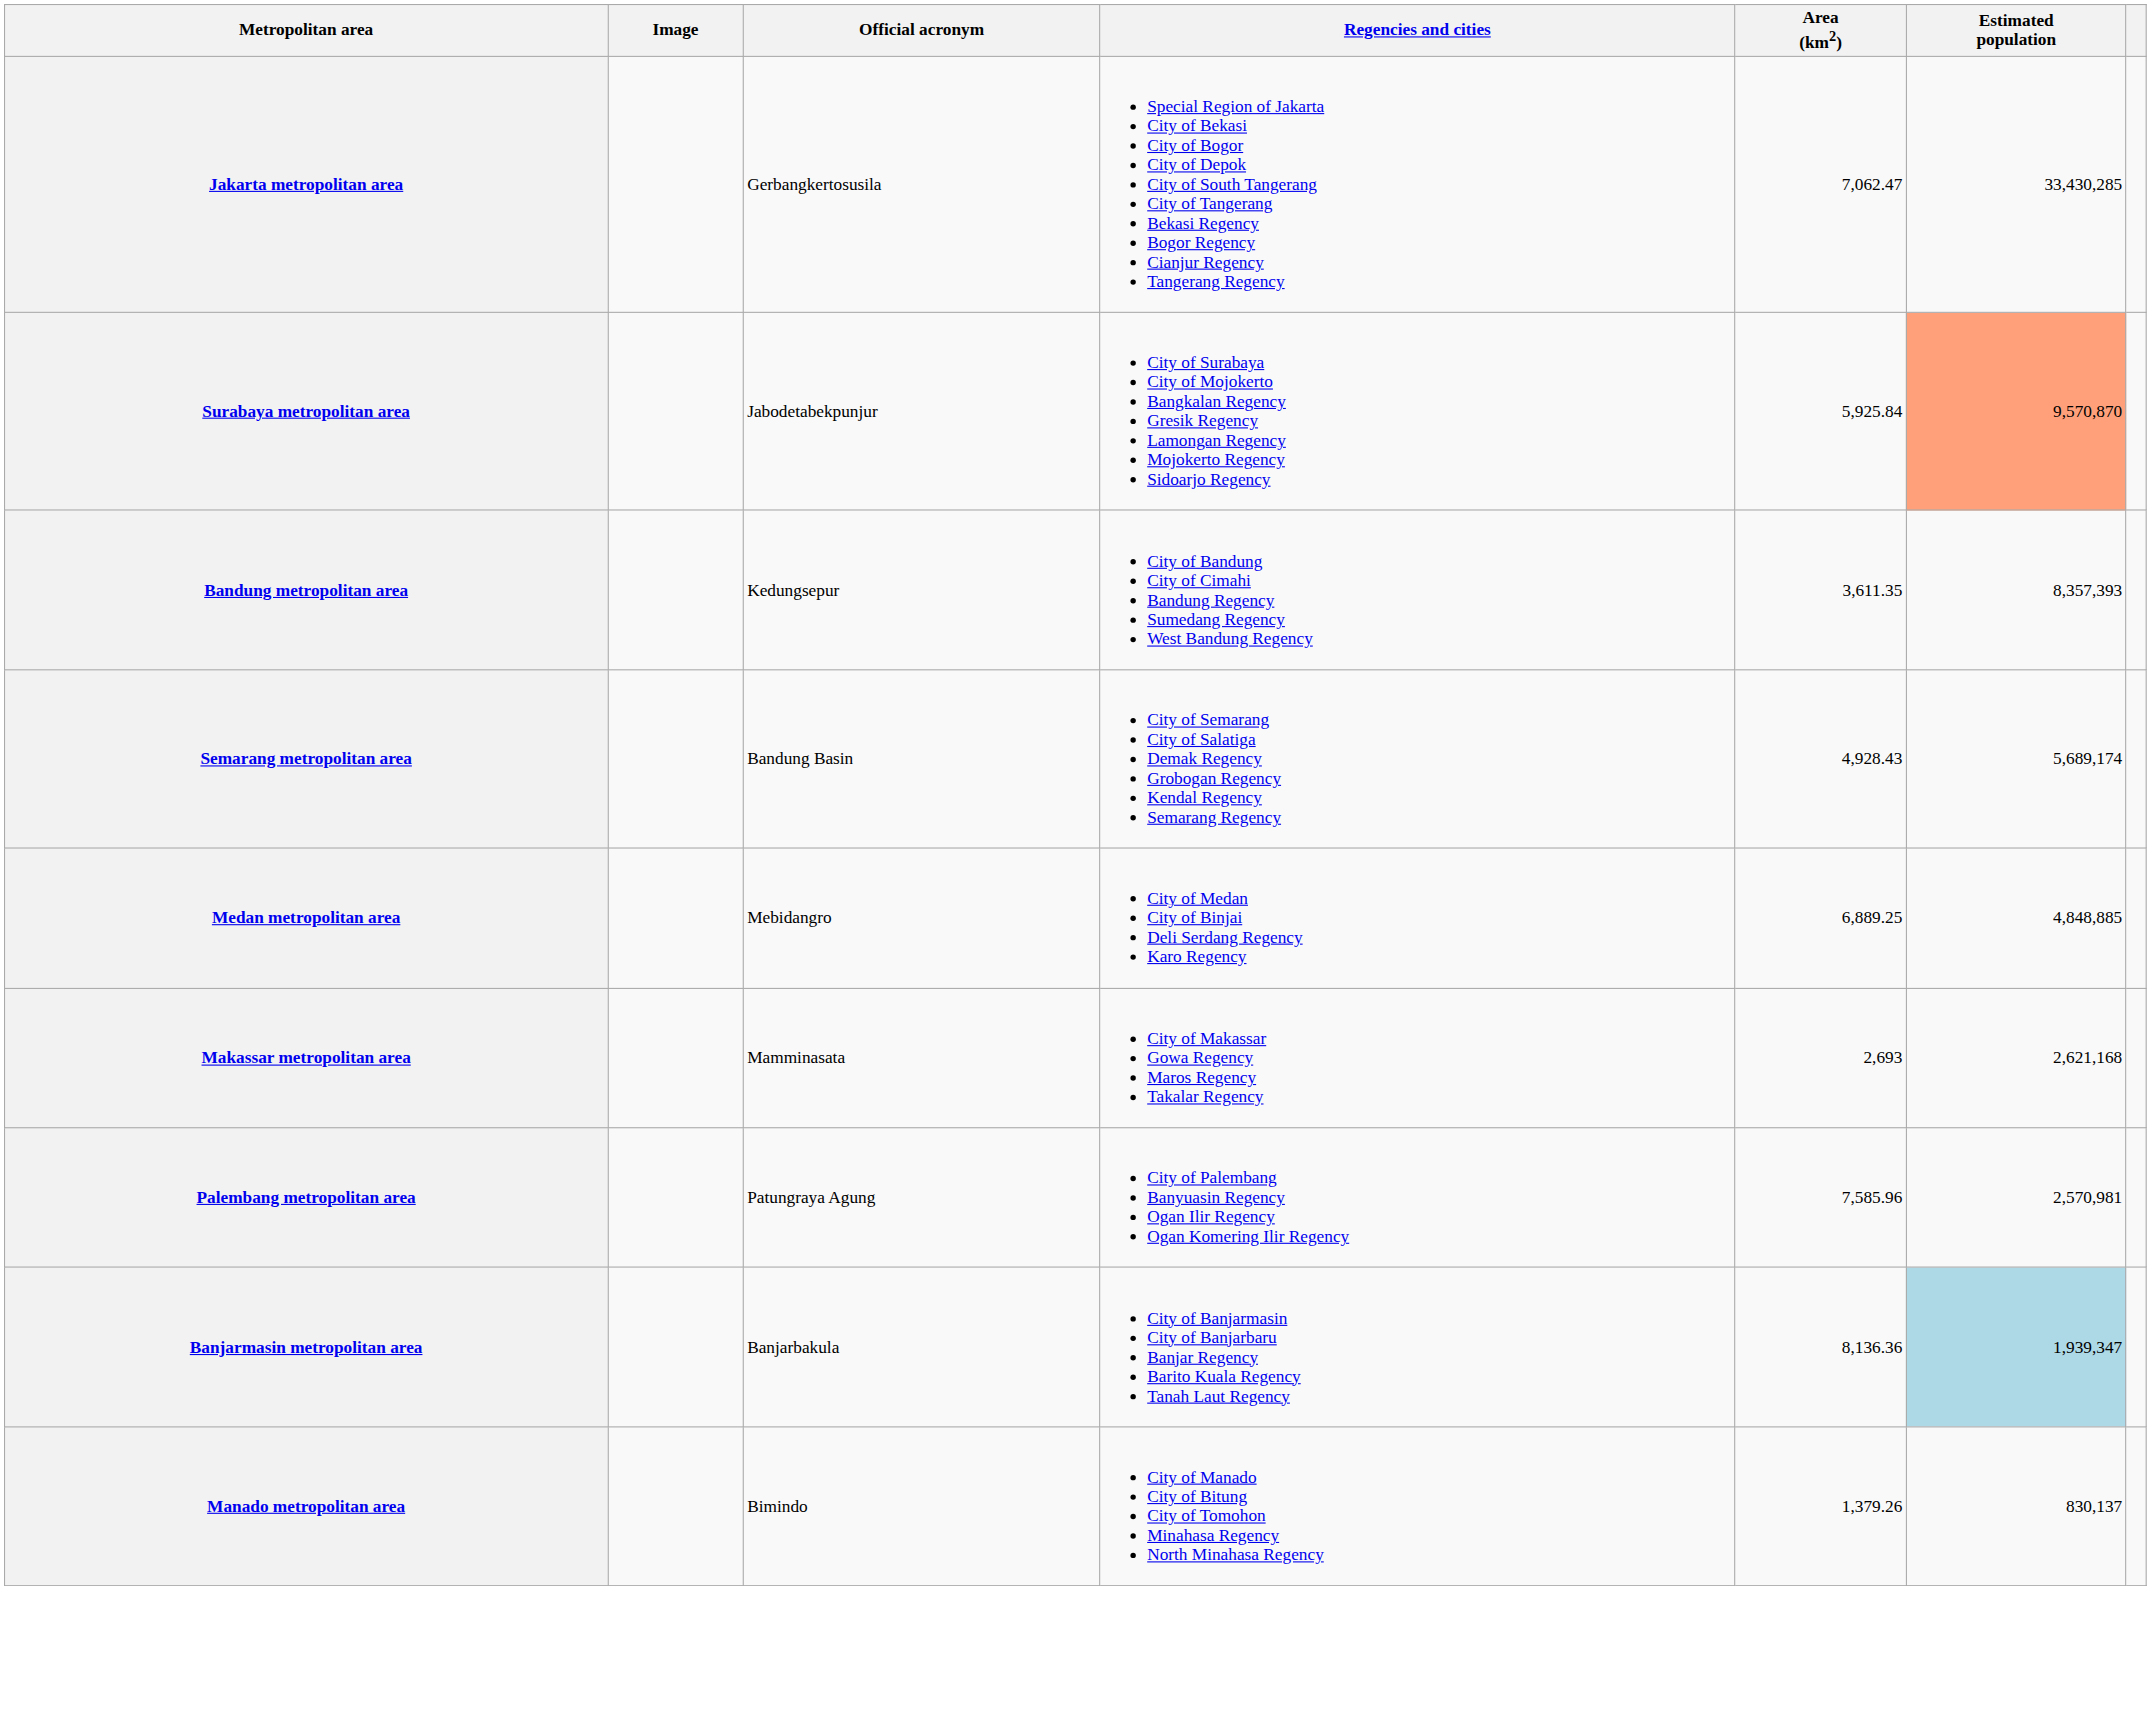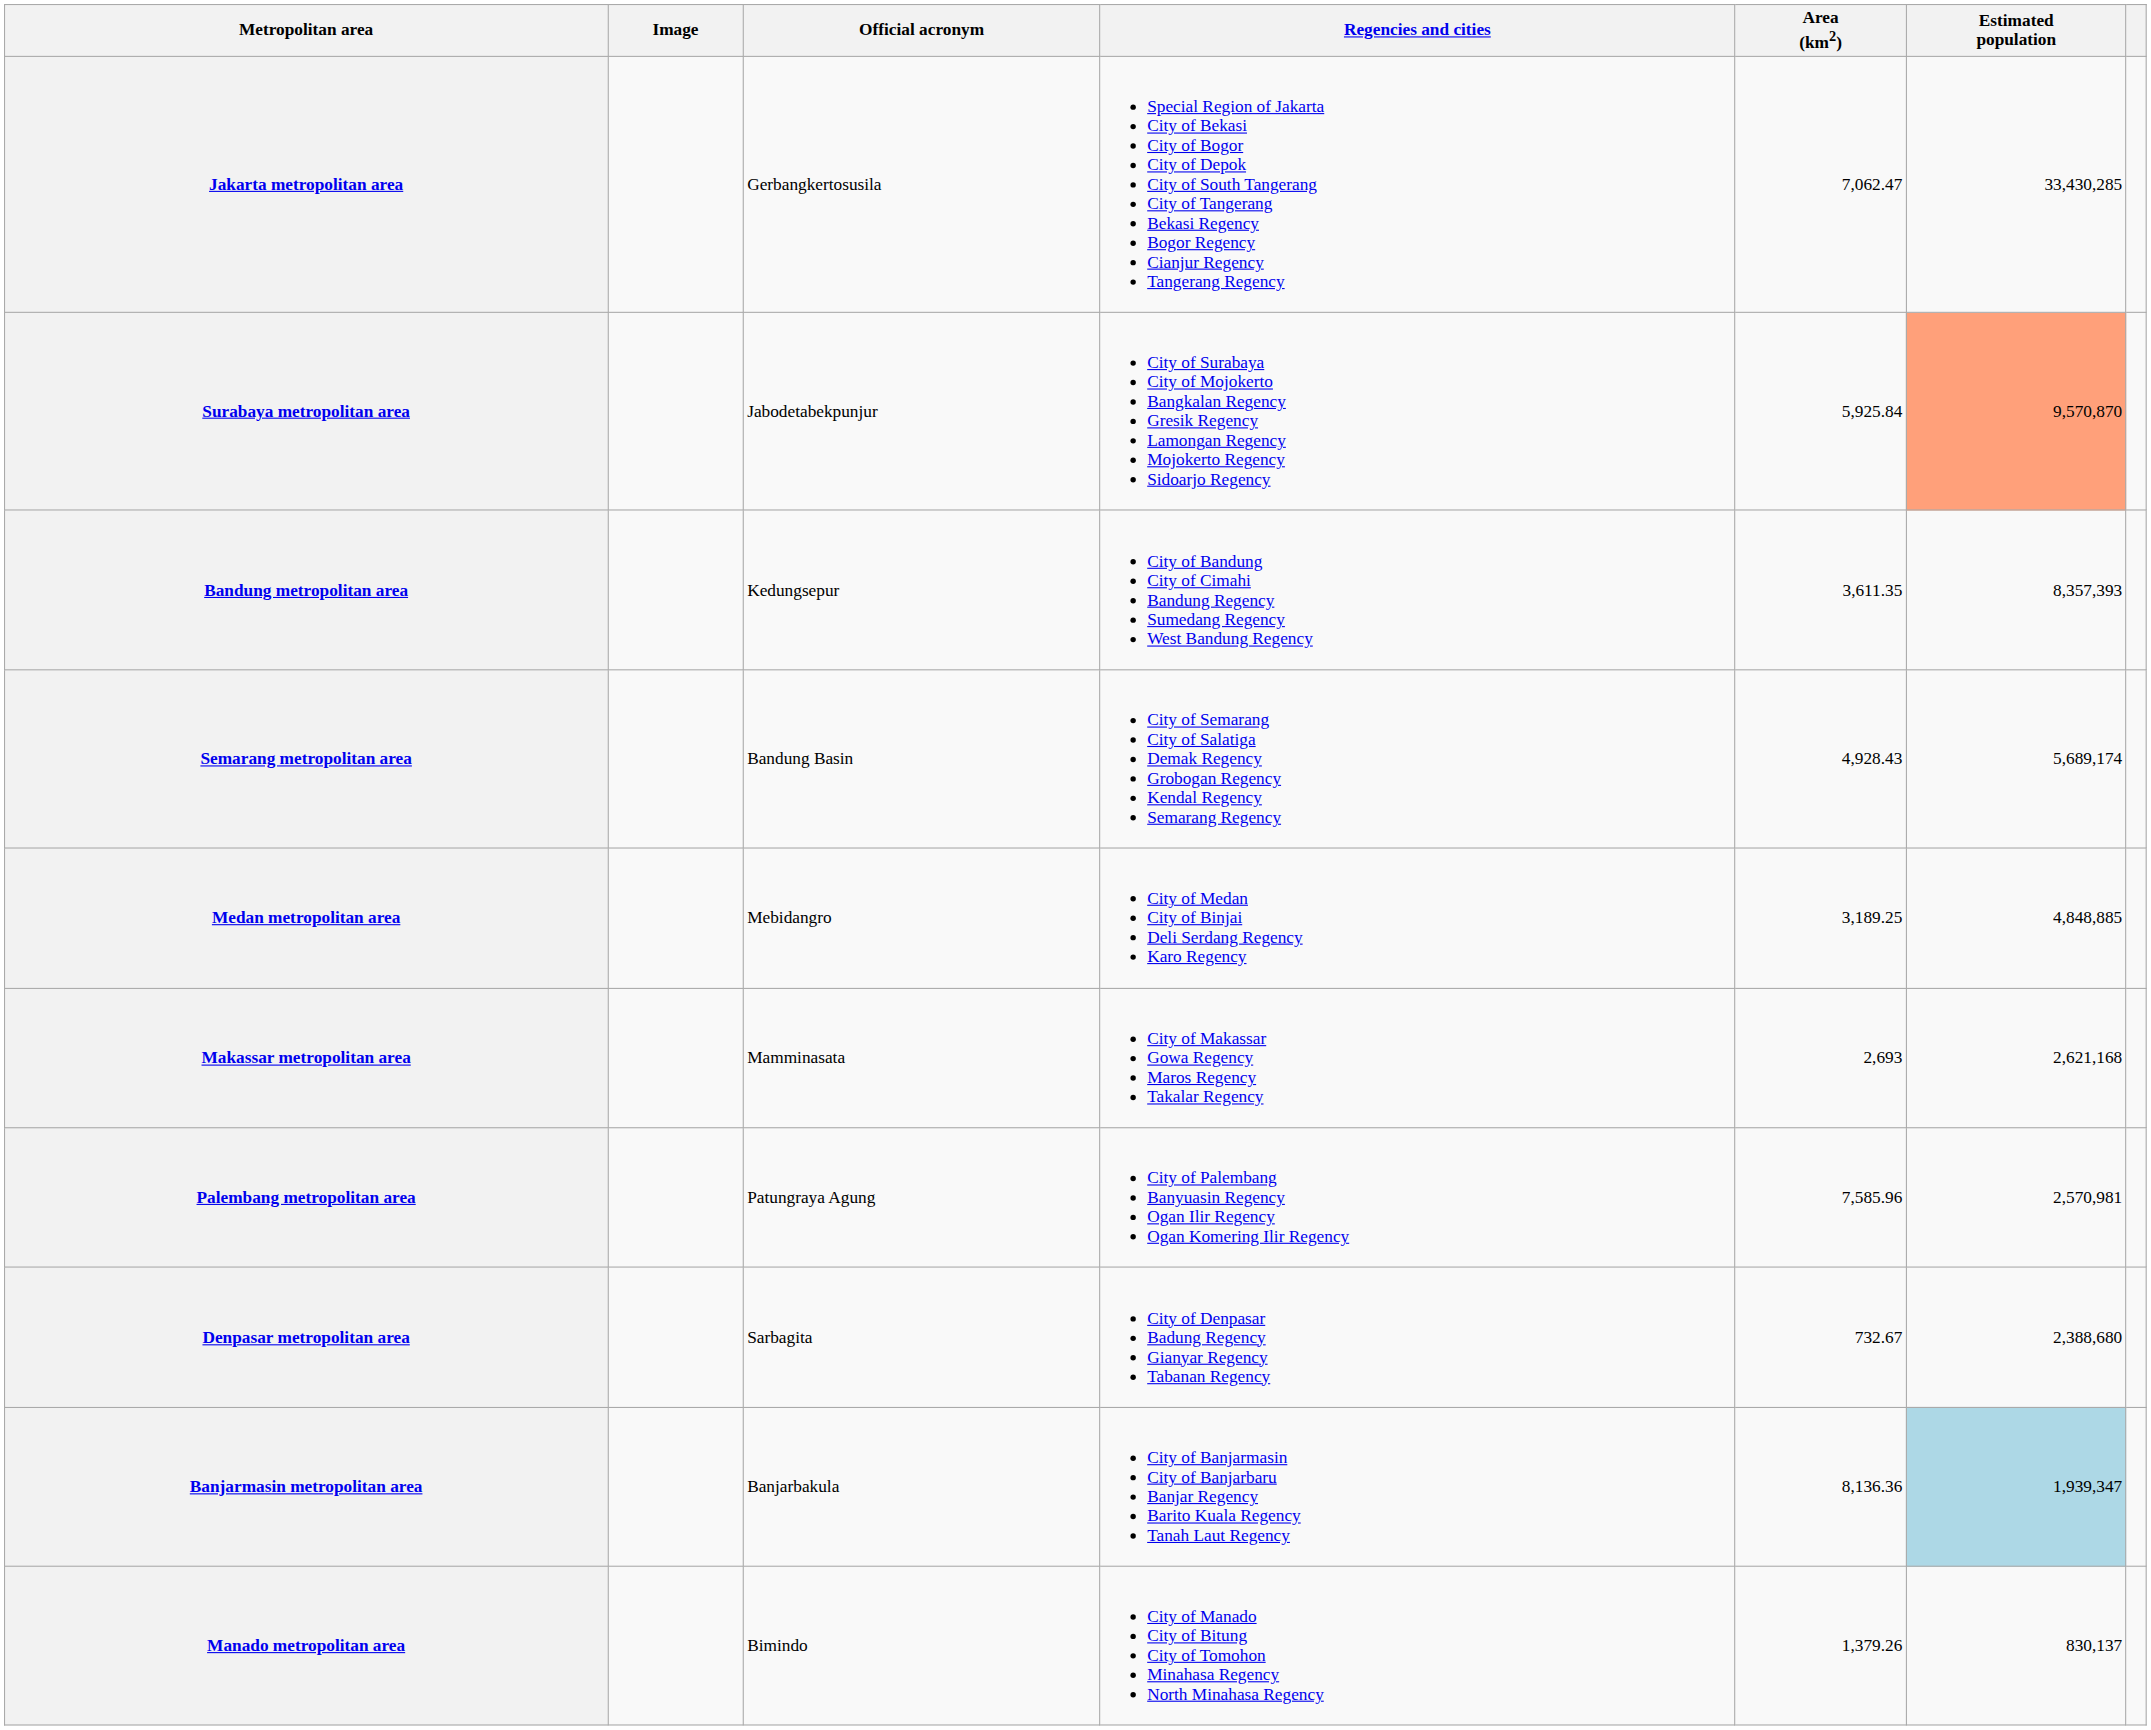(1872, 918) 6,889.25 -> (1872, 918) 3,189.25
+ row: (306, 1337)
